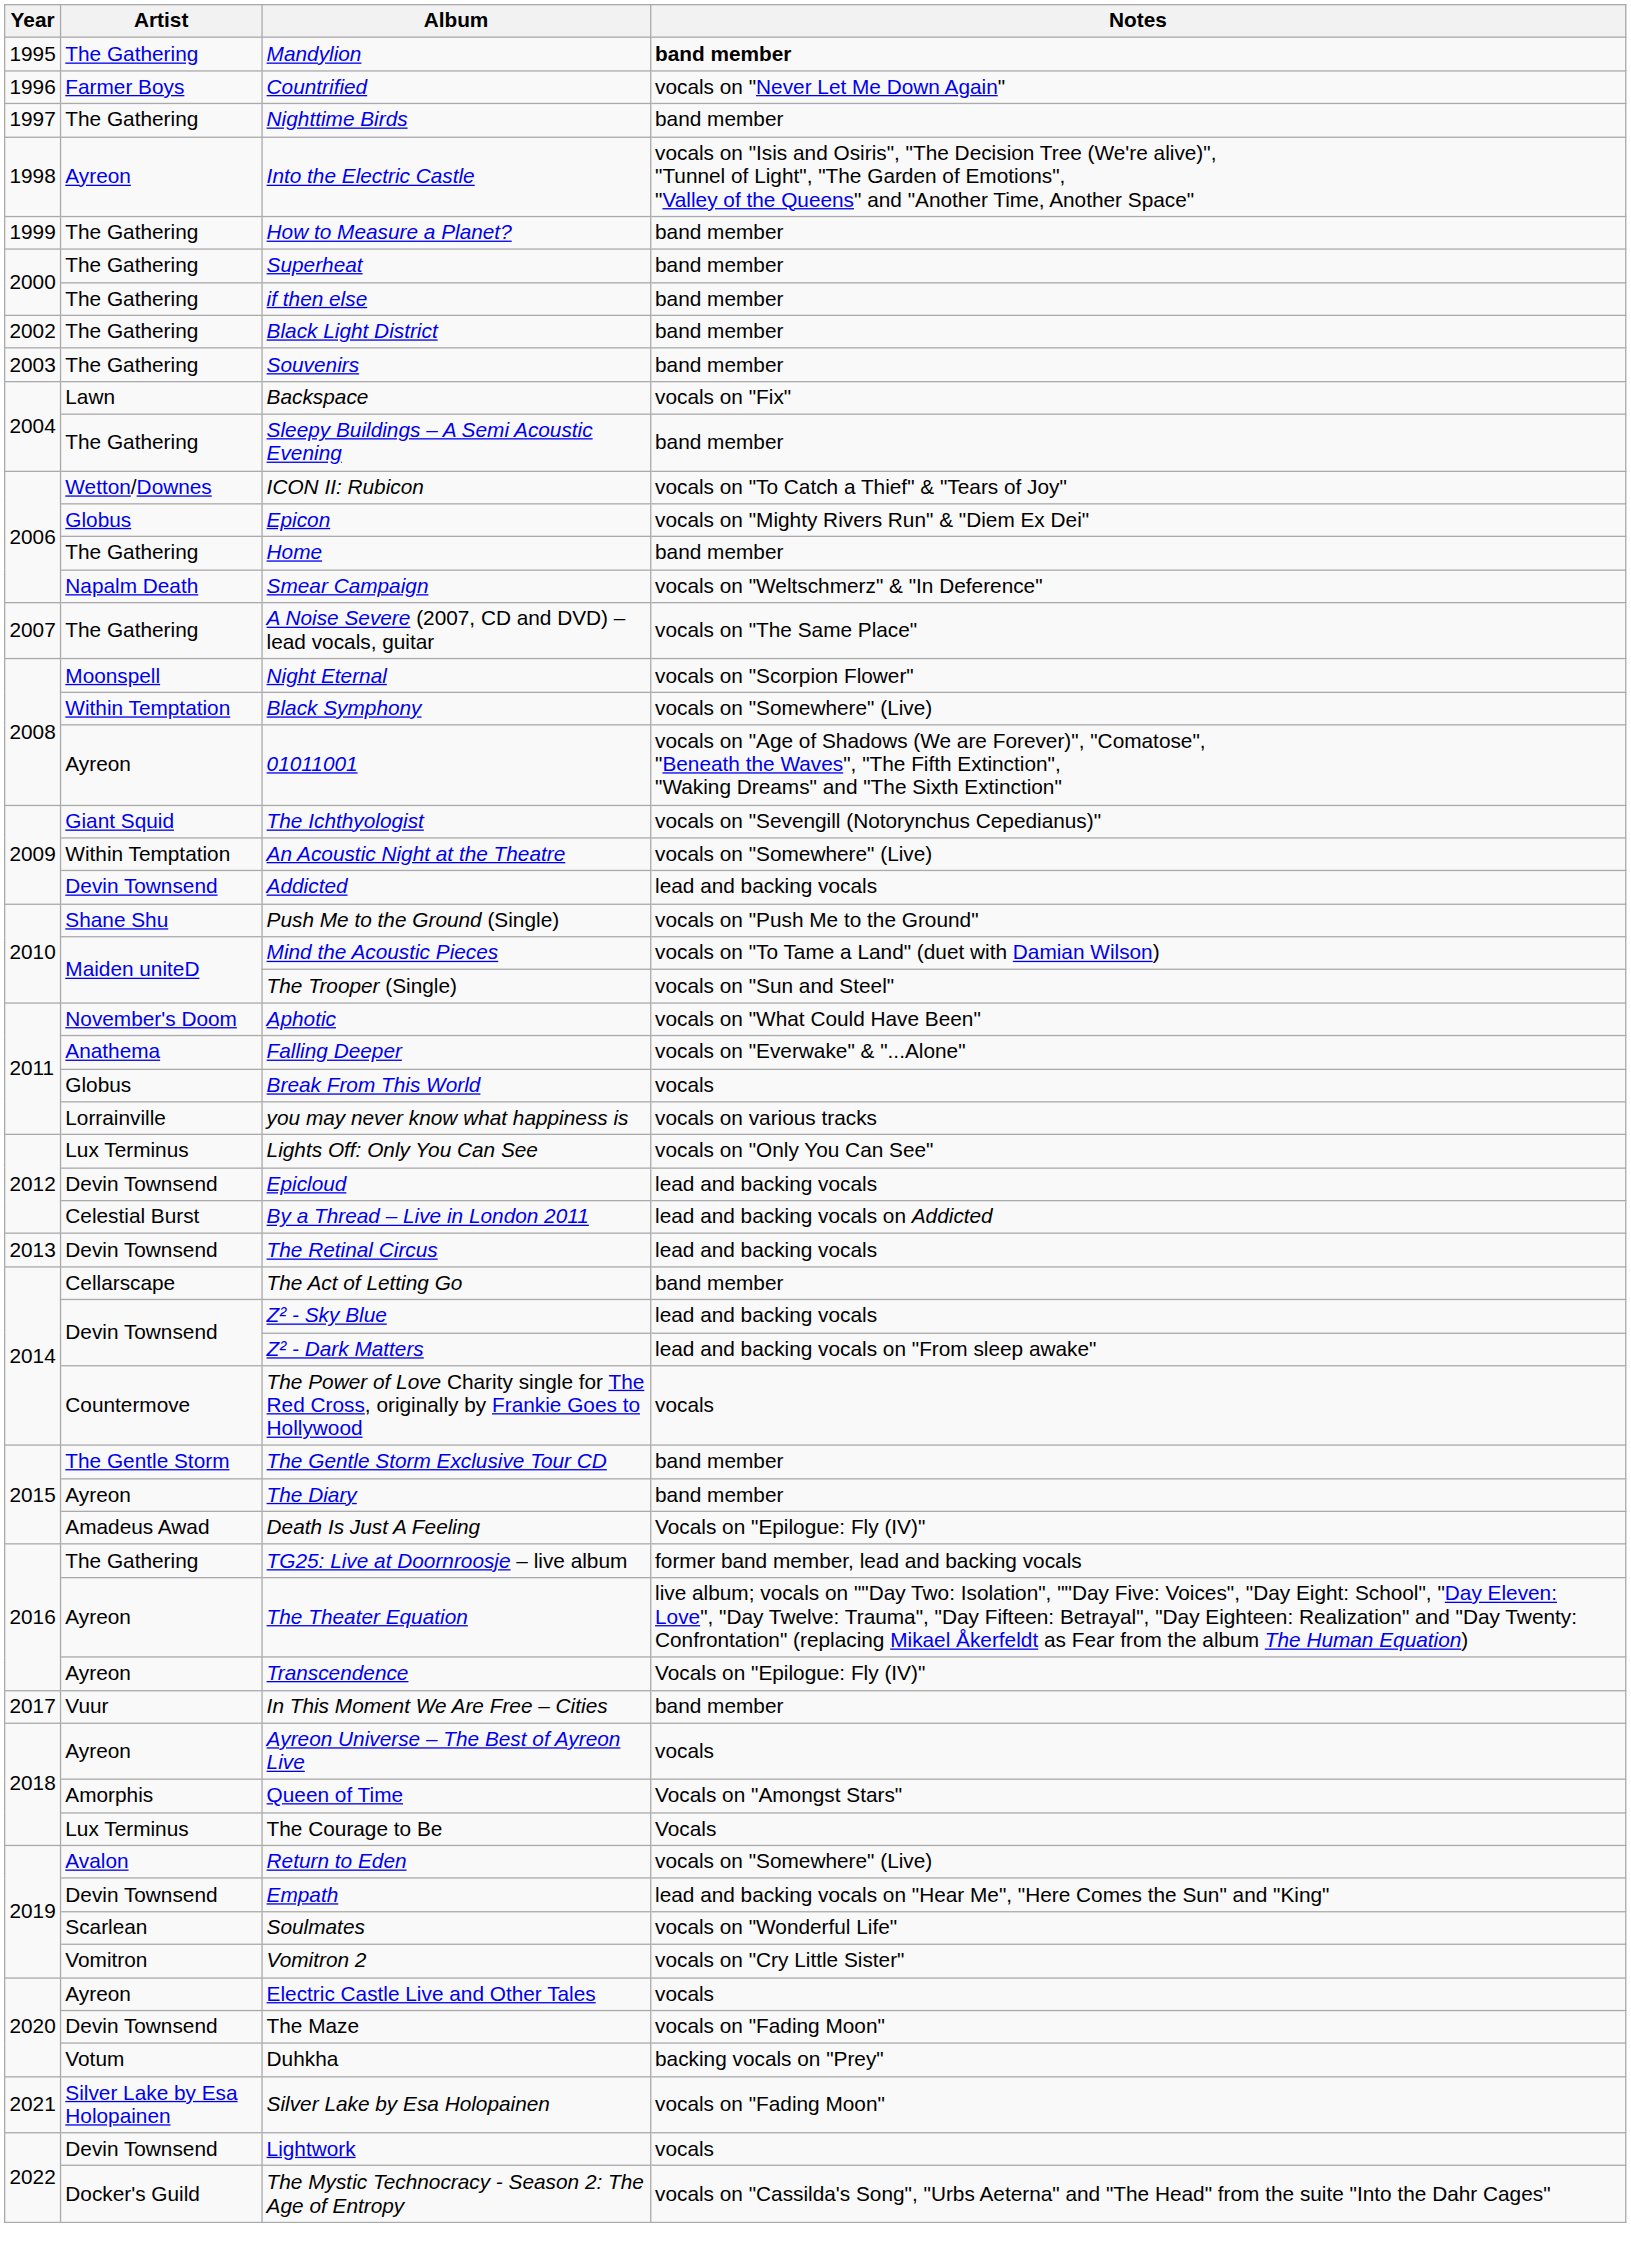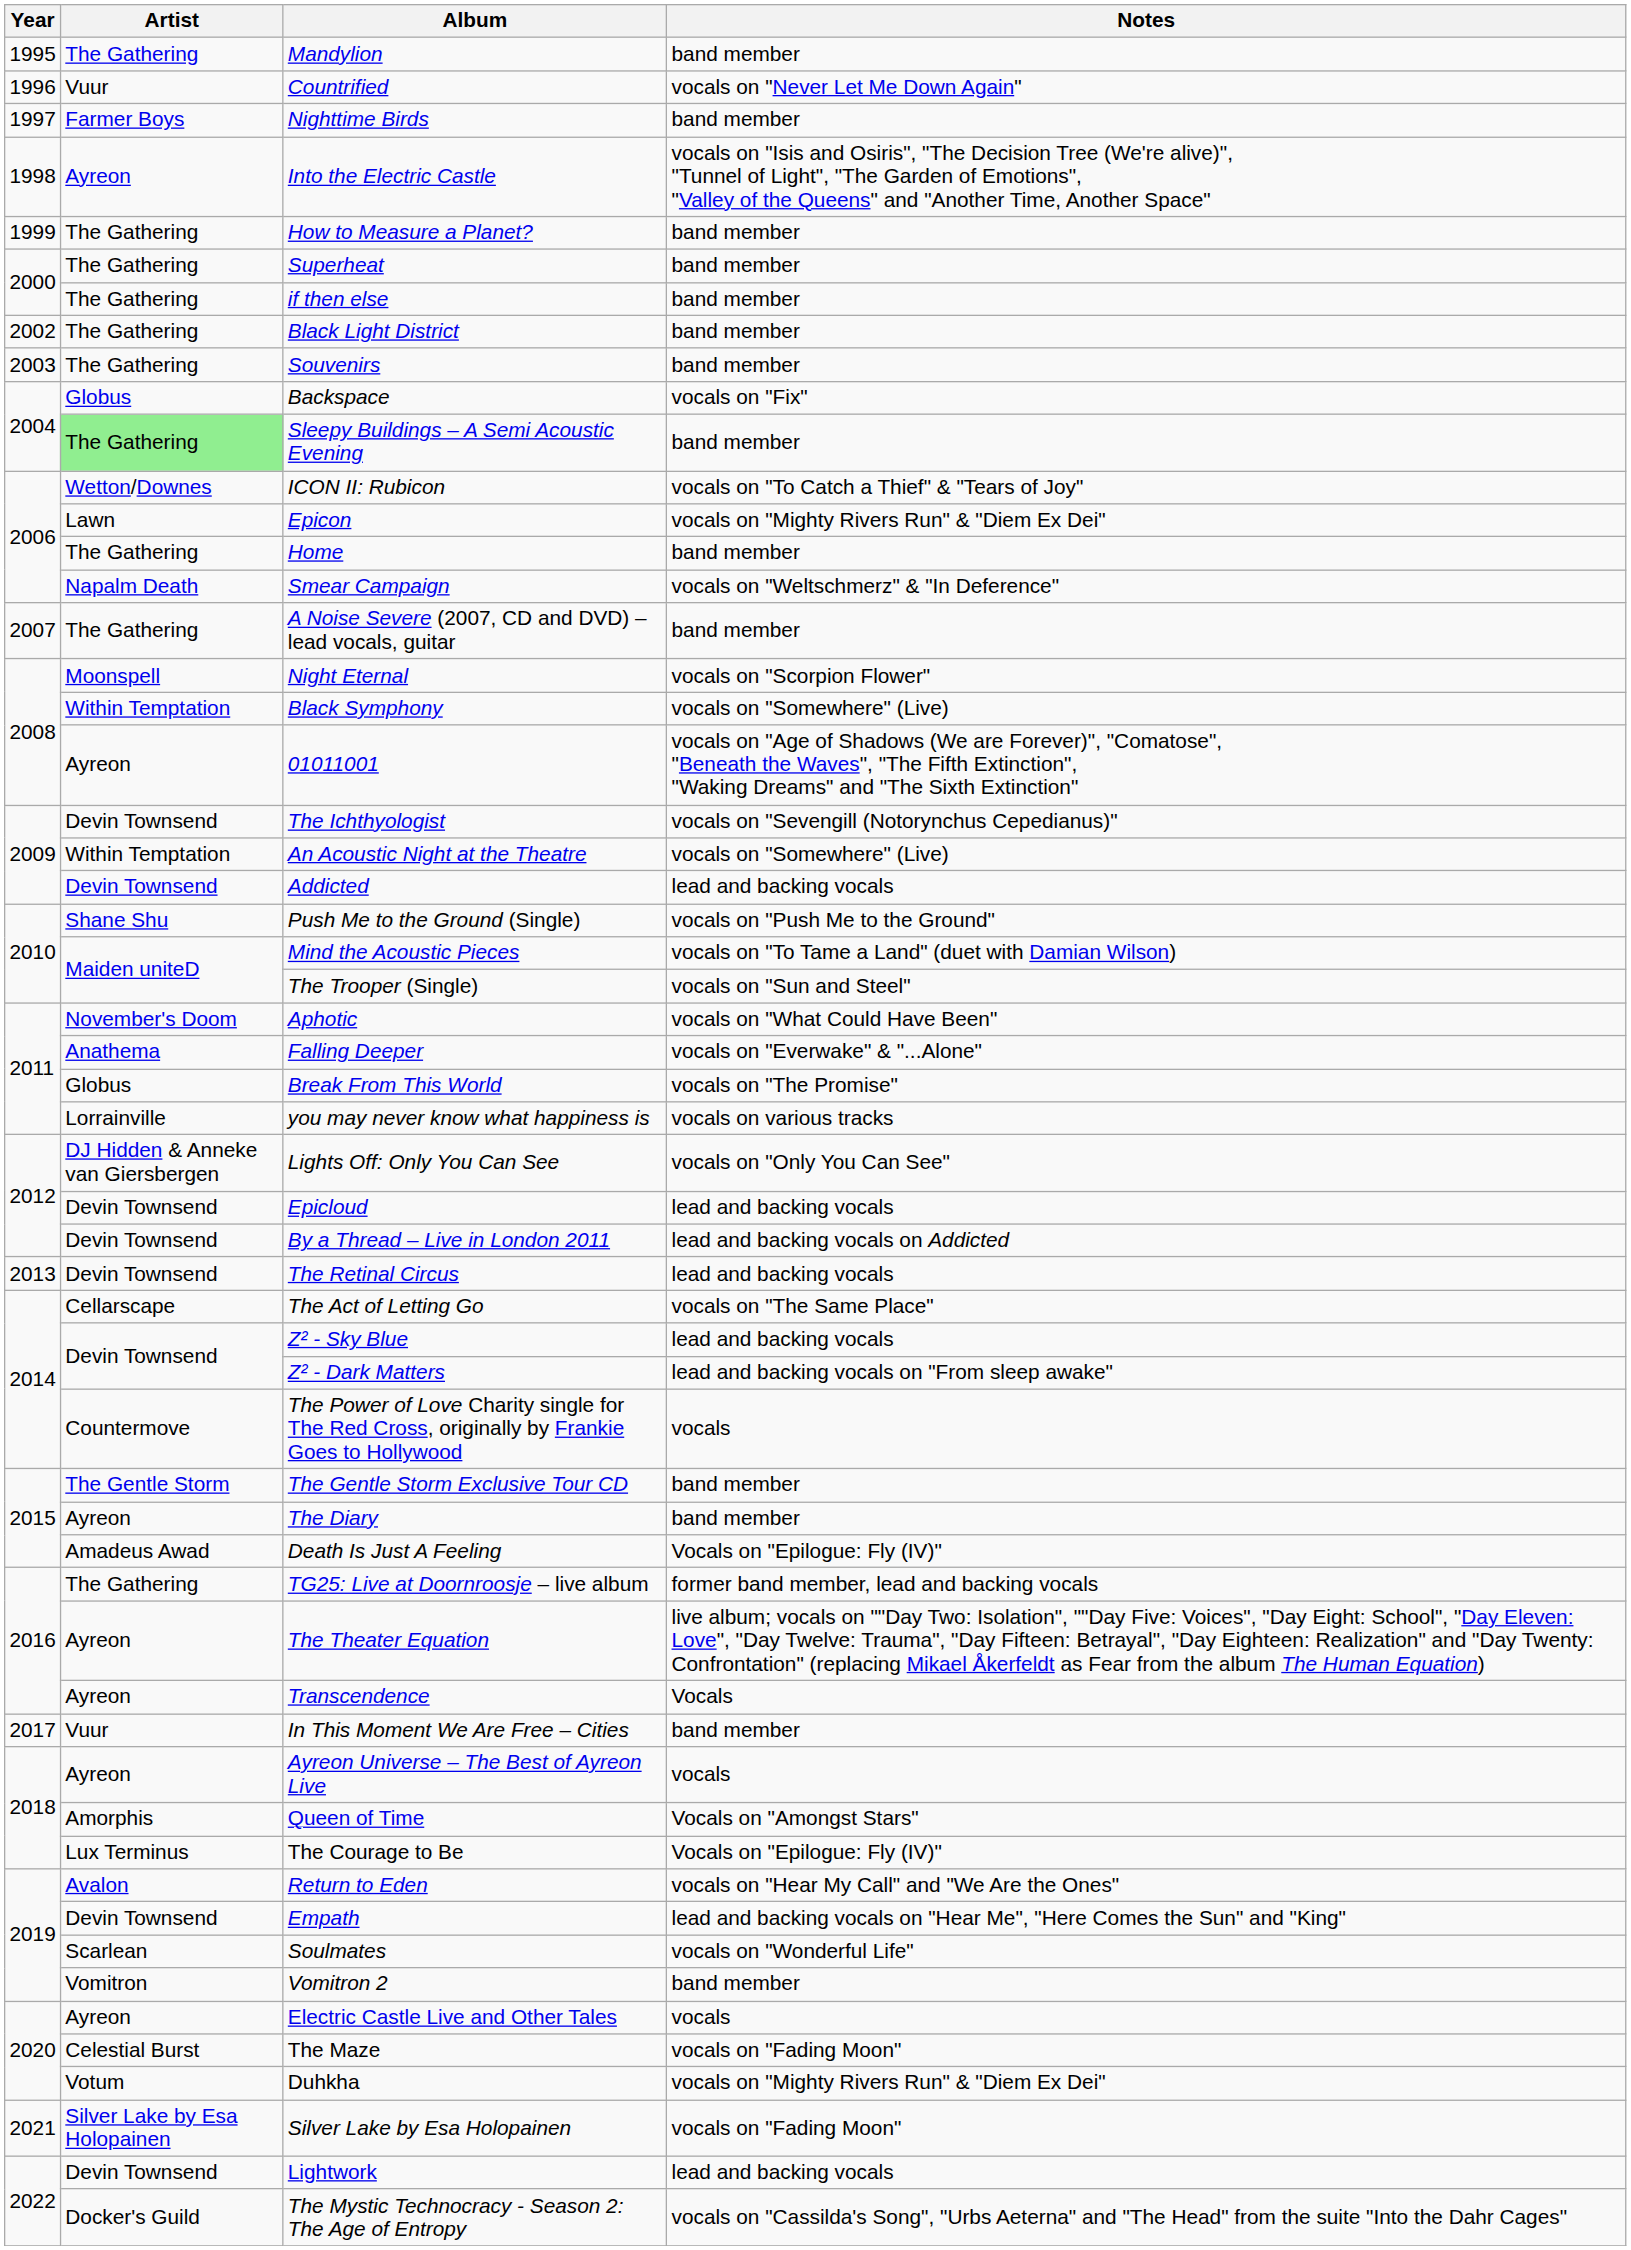(723, 53) bold -> (736, 53) normal
(125, 86) Farmer Boys -> (87, 86) Vuur
(132, 119) The Gathering -> (125, 119) Farmer Boys
(90, 397) Lawn -> (98, 397) Globus
(132, 442) no background -> (132, 442) lightgreen background
(98, 520) Globus -> (90, 520) Lawn
(786, 630) vocals on "The Same Place" -> (736, 630) band member
(120, 821) Giant Squid -> (141, 821) Devin Townsend
(685, 1085) vocals -> (785, 1085) vocals on "The Promise"
(127, 1151) Lux Terminus -> (161, 1162) DJ Hidden & Anneke van Giersbergen
(132, 1216) Celestial Burst -> (141, 1240) Devin Townsend
(719, 1282) band member -> (803, 1306) vocals on "The Same Place"
(790, 1673) Vocals on "Epilogue: Fly (IV)" -> (702, 1696) Vocals
(686, 1828) Vocals -> (807, 1852) Vocals on "Epilogue: Fly (IV)"
(794, 1861) vocals on "Somewhere" (Live) -> (895, 1885) vocals on "Hear My Call" and "We Are the Ones"
(780, 1960) vocals on "Cry Little Sister" -> (736, 1984) band member
(141, 2026) Devin Townsend -> (132, 2050) Celestial Burst
(769, 2059) backing vocals on "Prey" -> (889, 2083) vocals on "Mighty Rivers Run" & "Diem Ex Dei"
(685, 2149) vocals -> (783, 2172) lead and backing vocals
